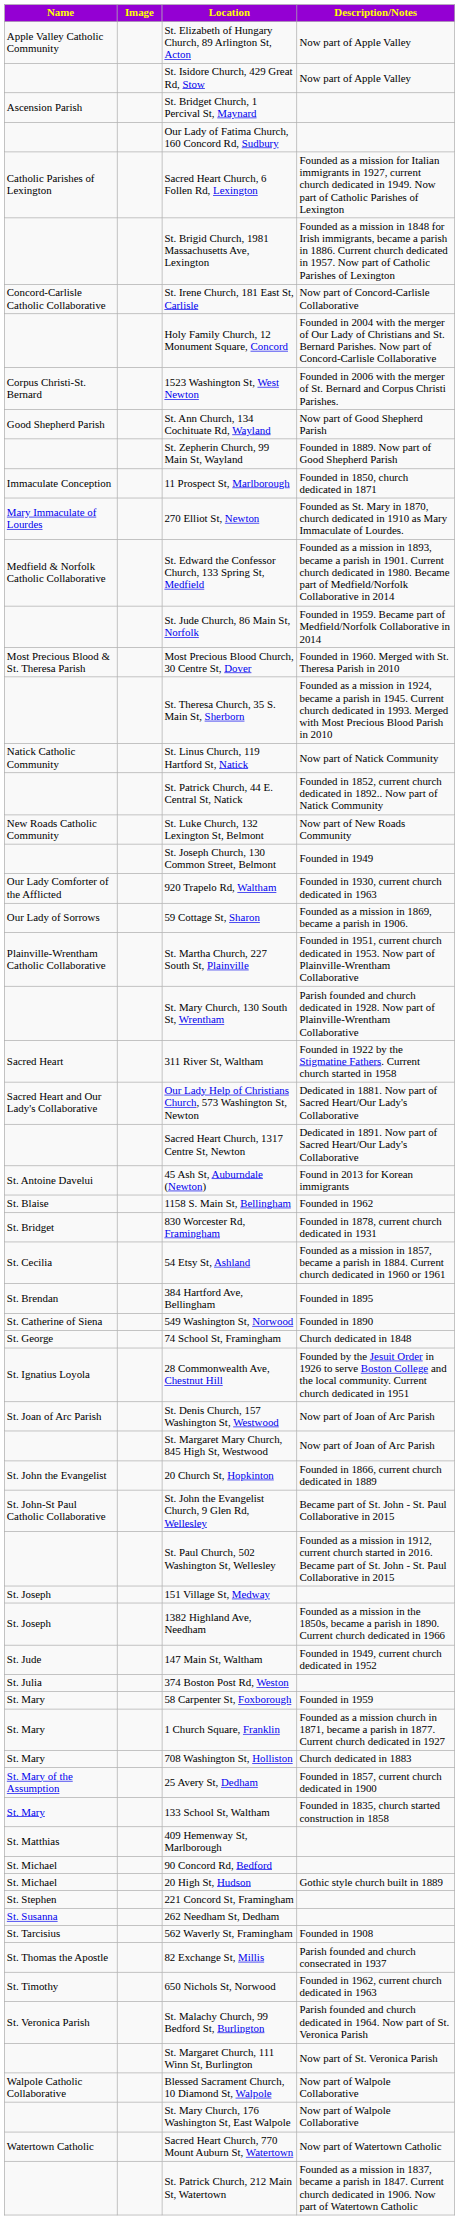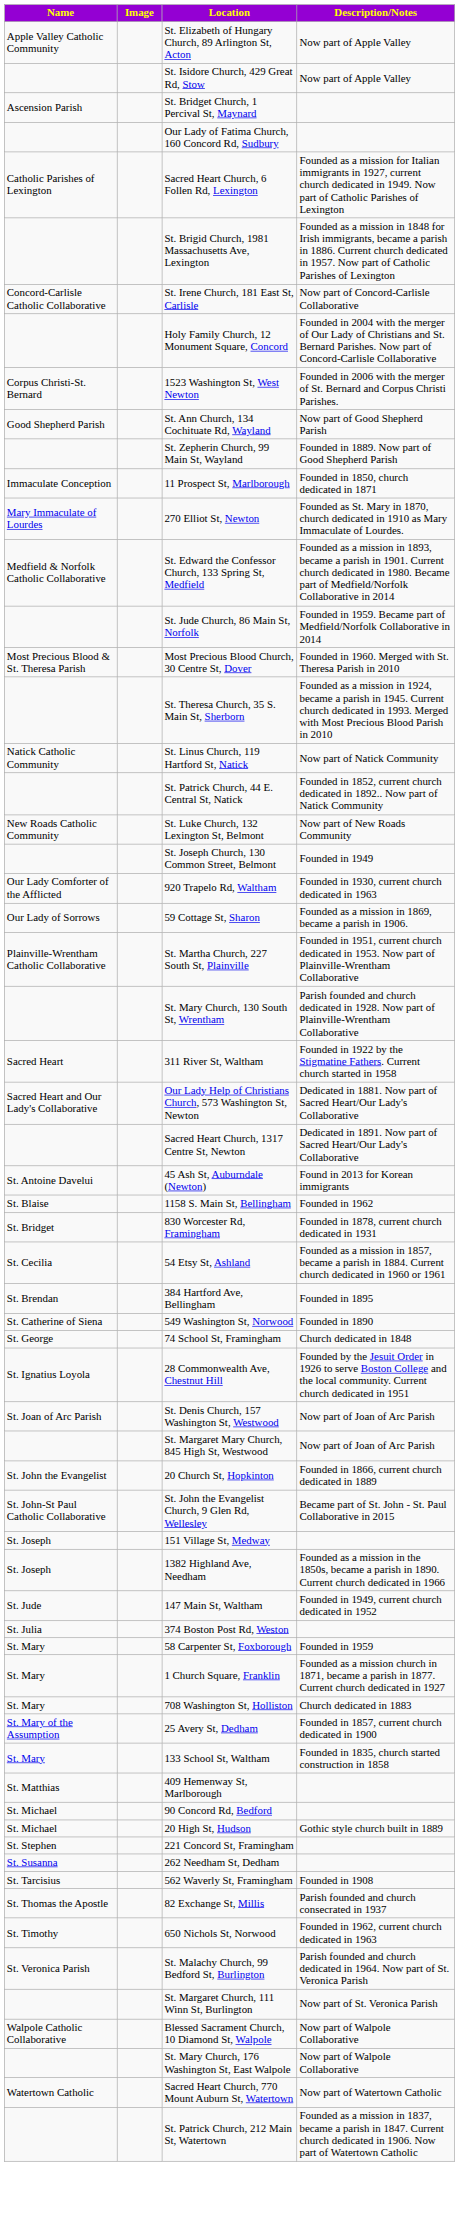- row: (220, 1559)
